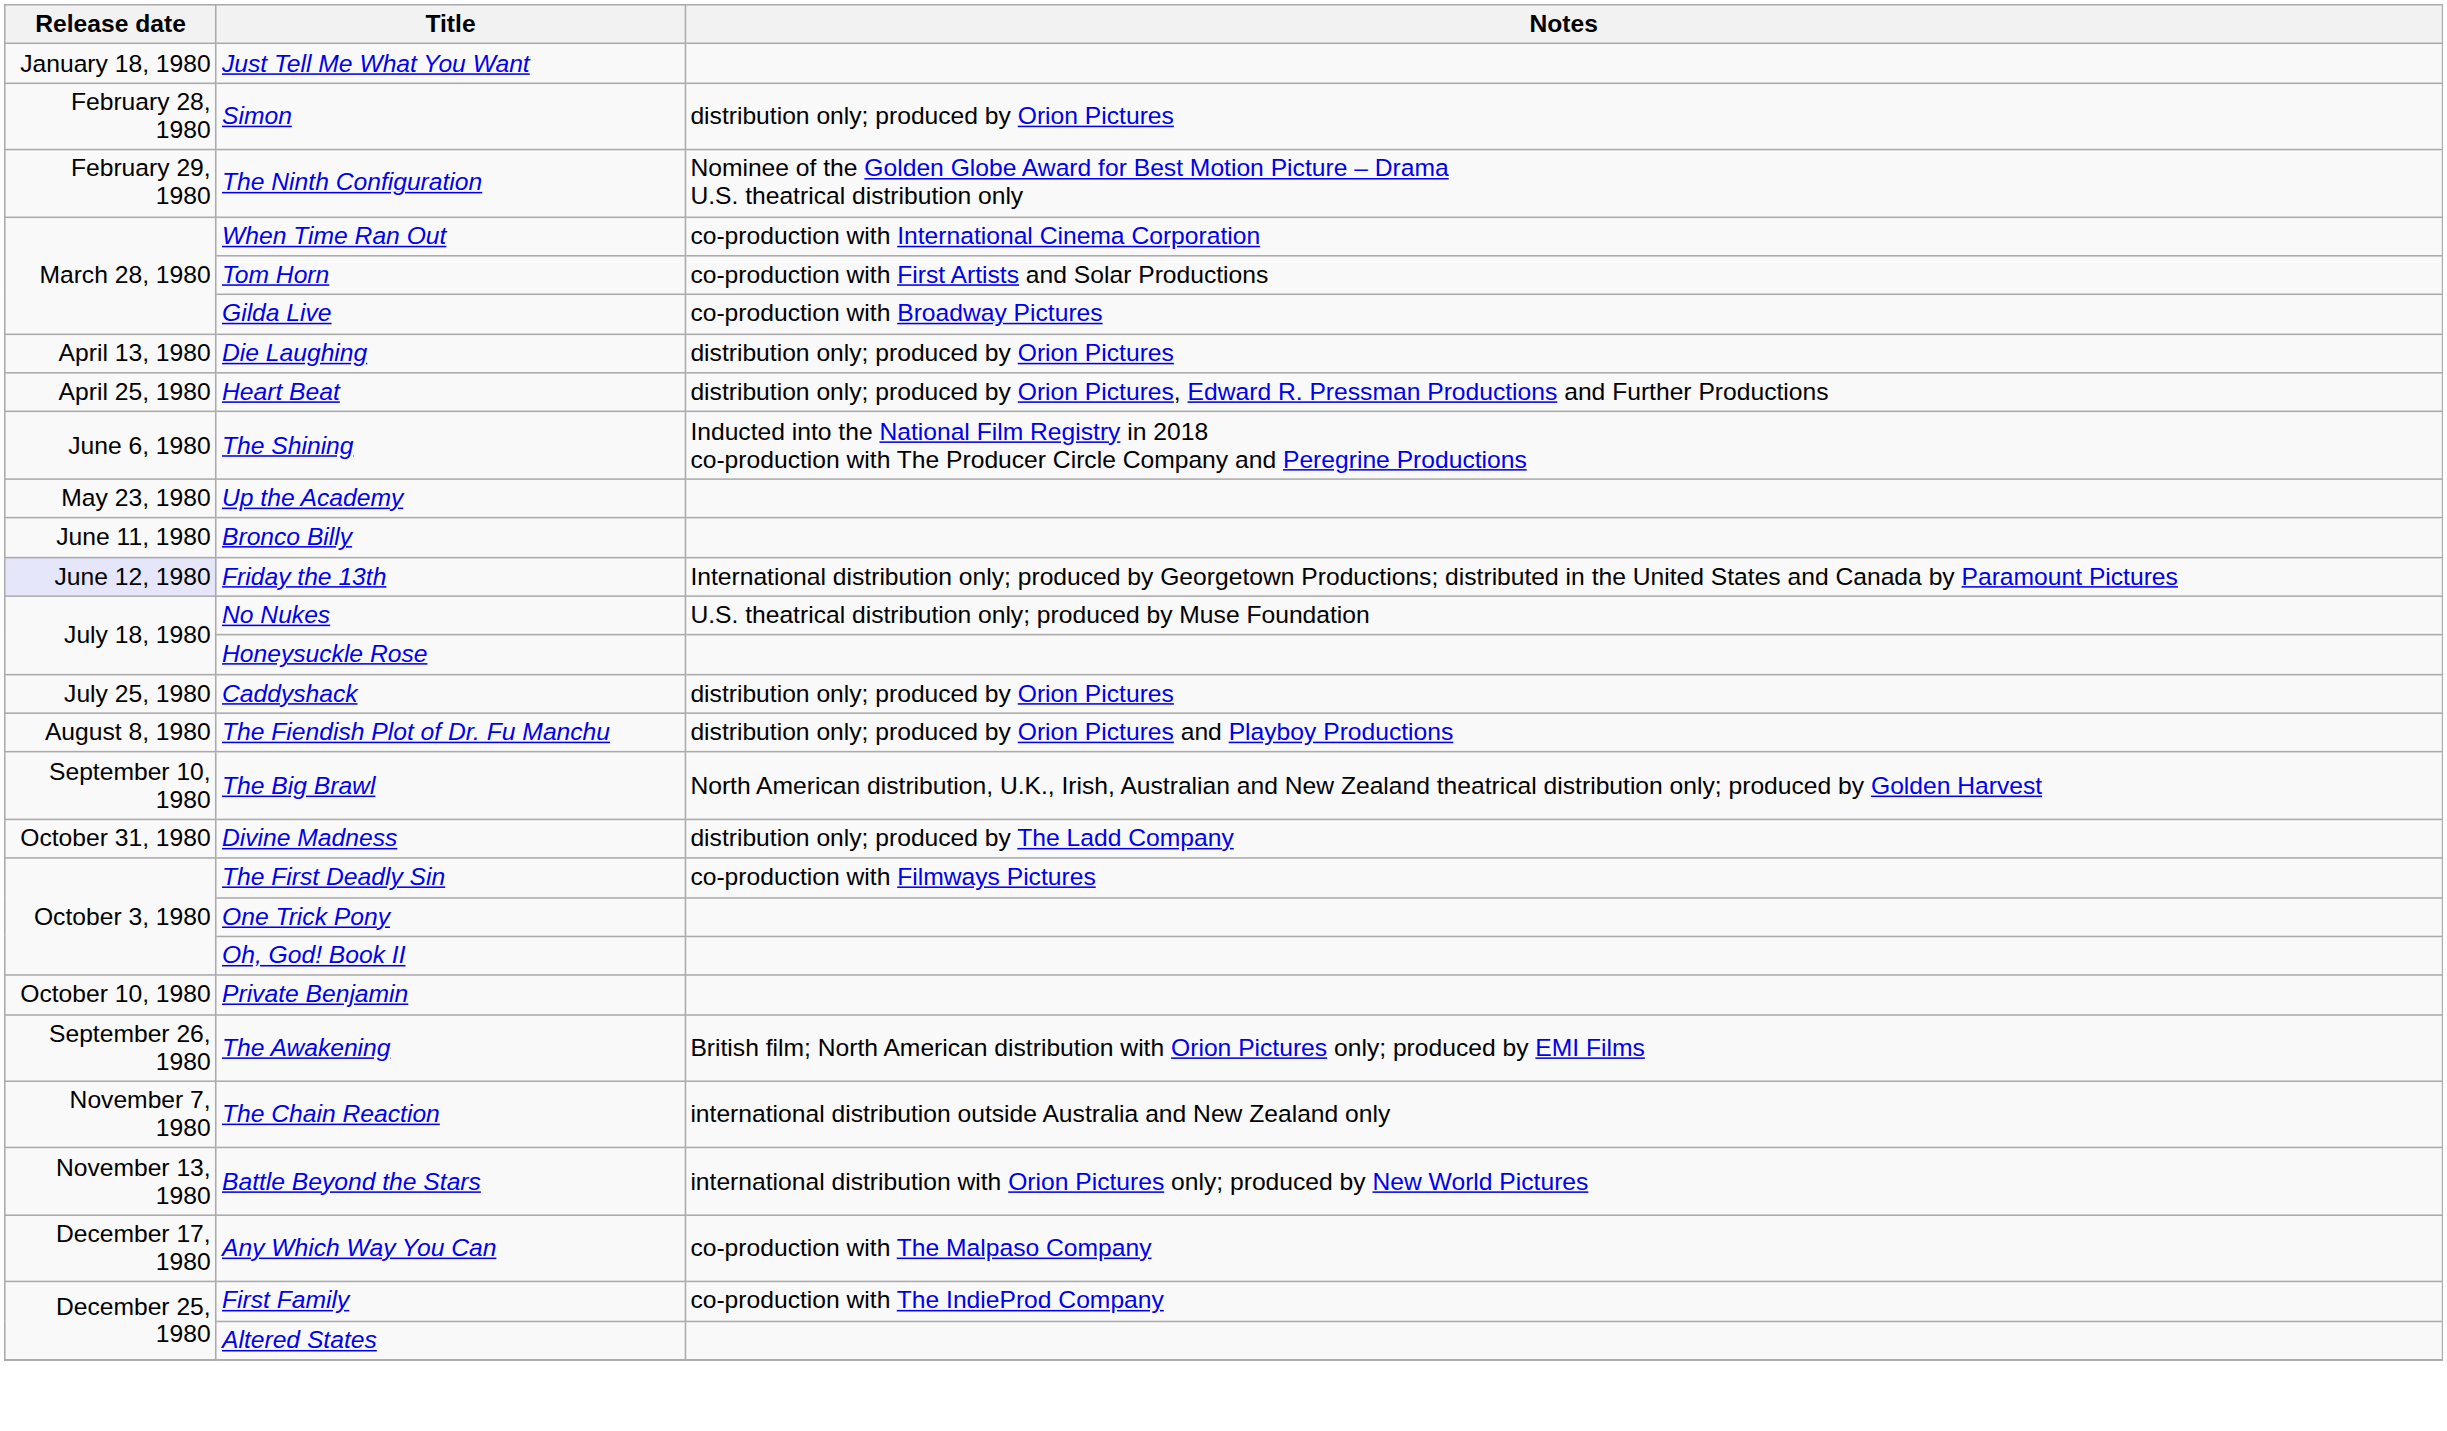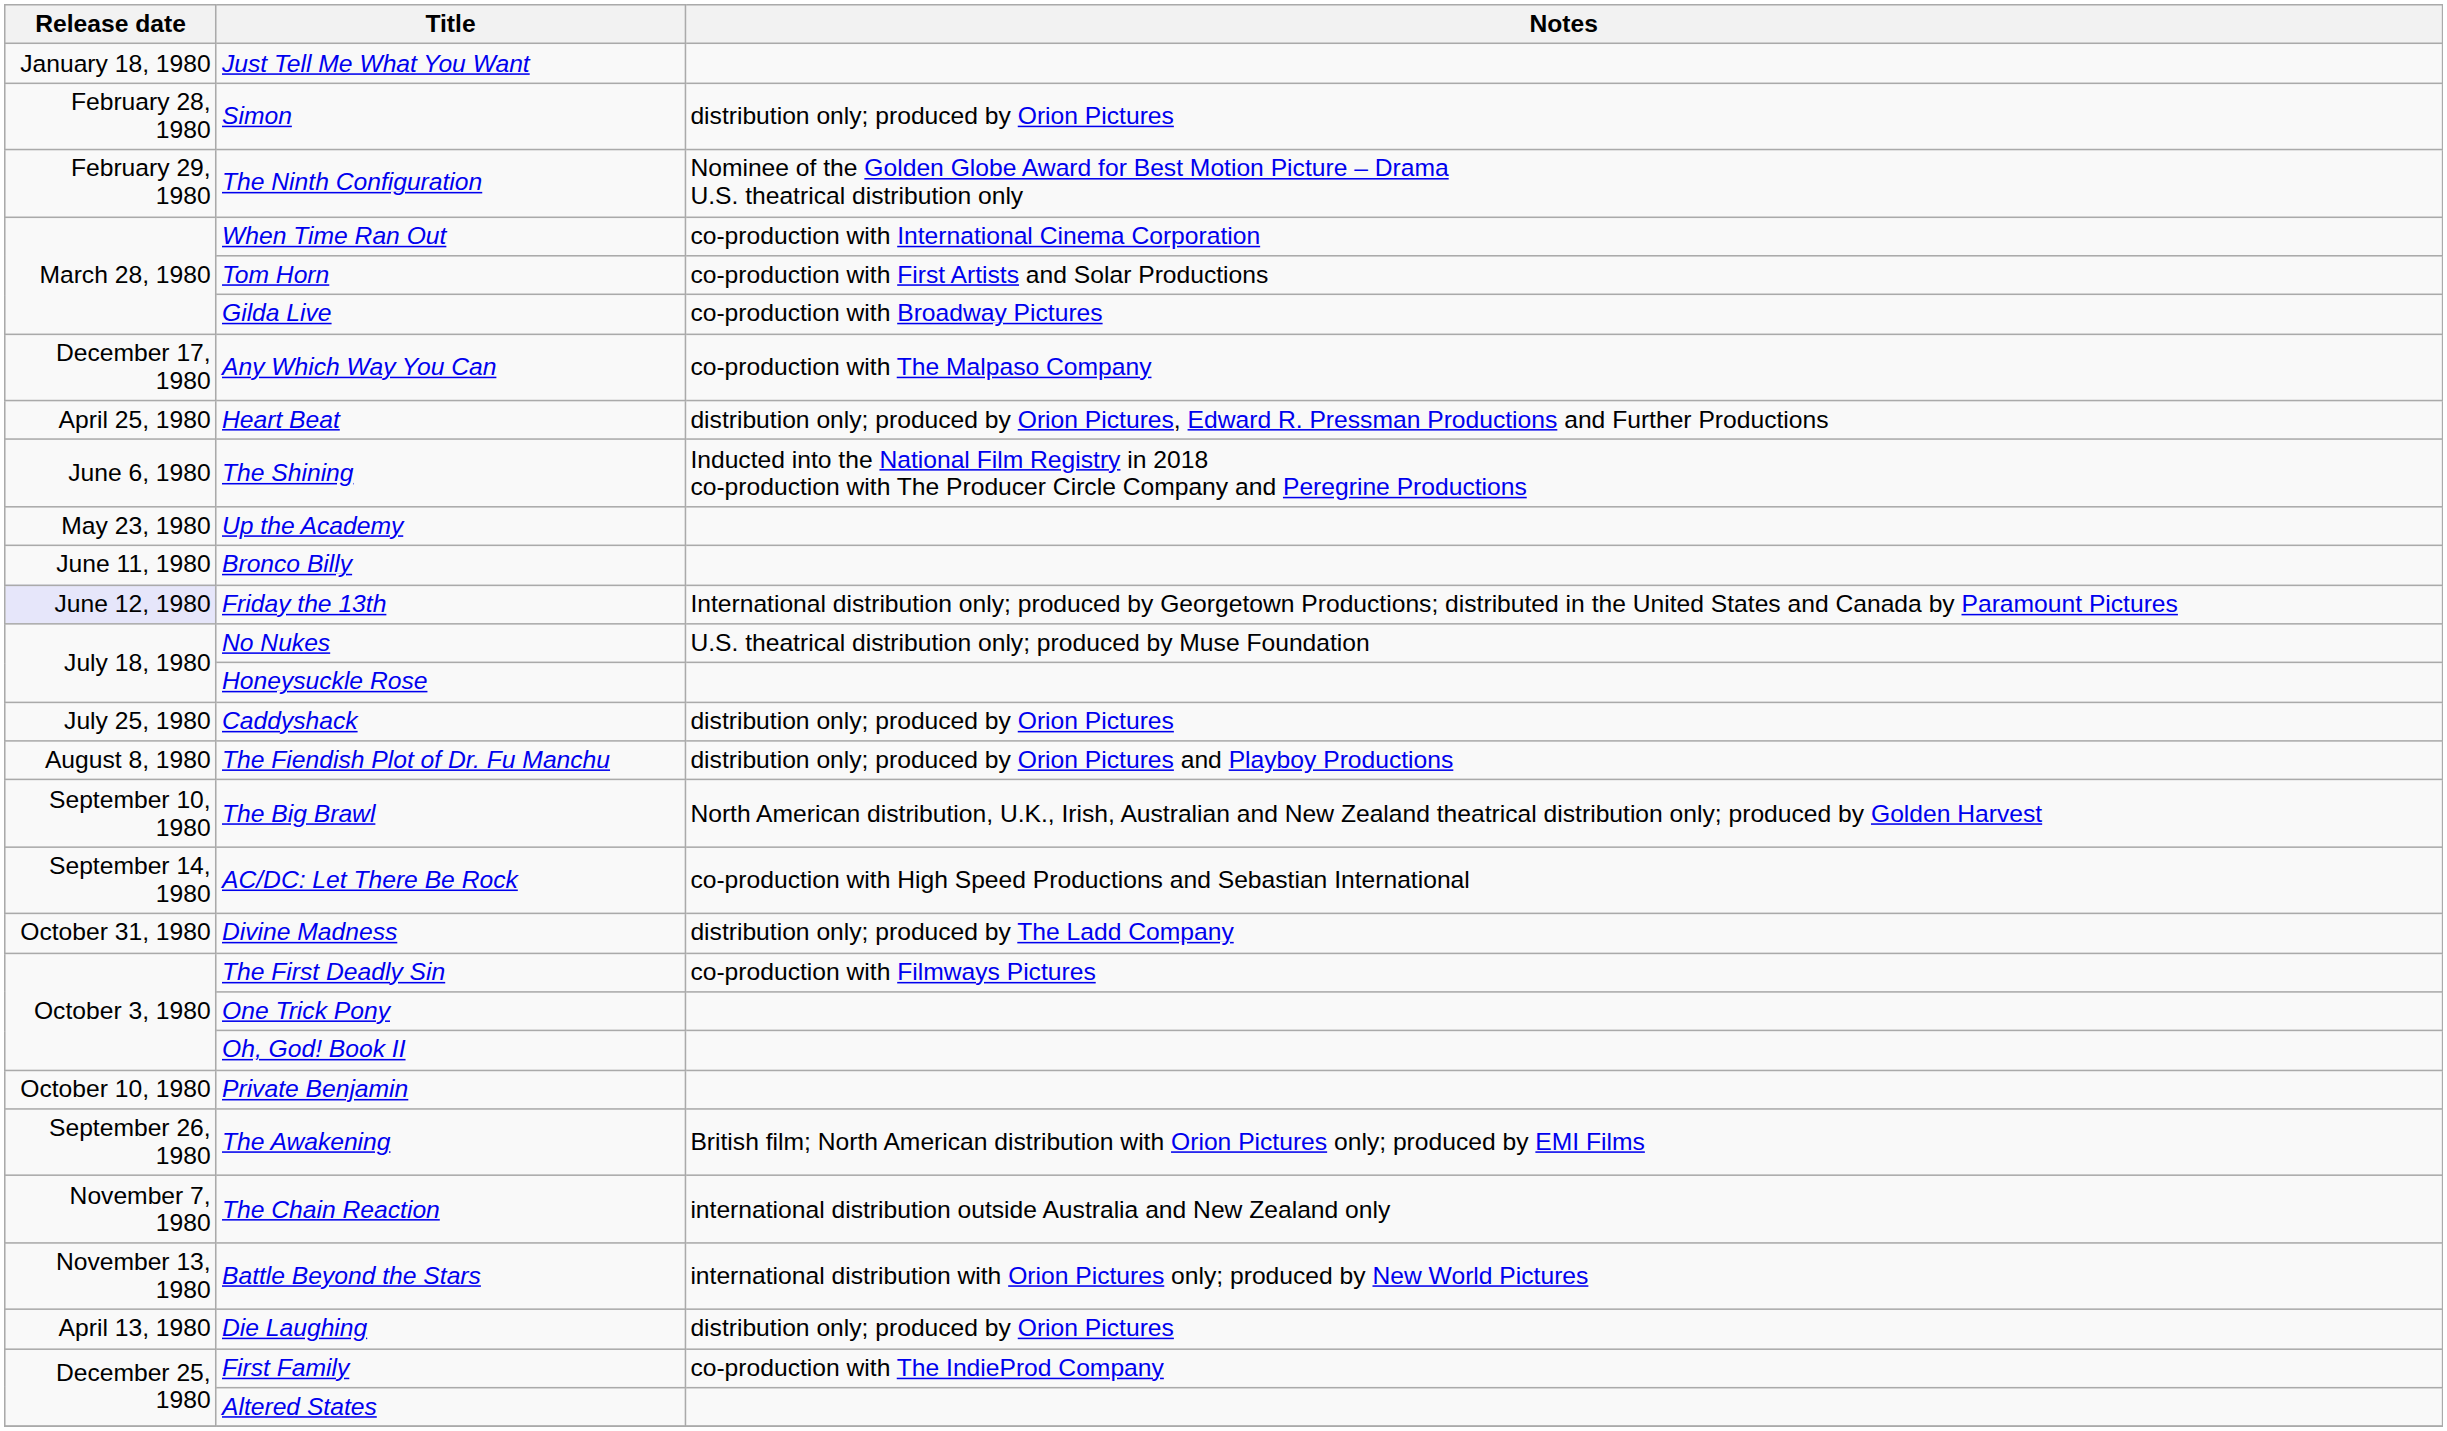rows swapped: (295, 353) <-> (359, 1247)
+ row: (370, 879)
